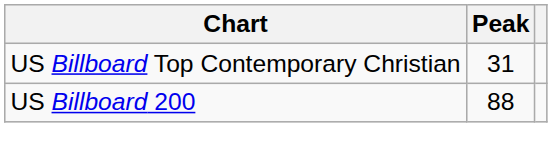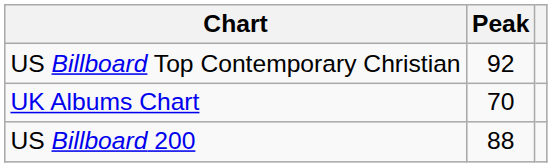(501, 63) 31 -> (501, 63) 92
+ row: (105, 102)
